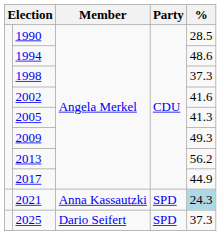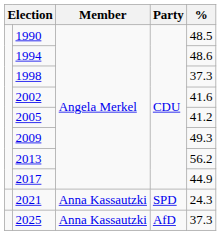(201, 35) 28.5 -> (201, 35) 48.5
(201, 117) 41.3 -> (201, 117) 41.2
(201, 199) lightblue background -> (201, 199) no background
(92, 220) Dario Seifert -> (103, 220) Anna Kassautzki
(165, 220) SPD -> (164, 220) AfD
